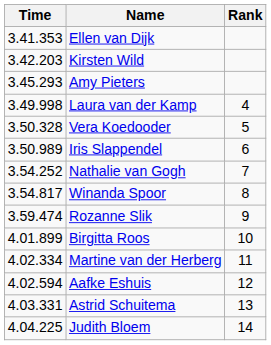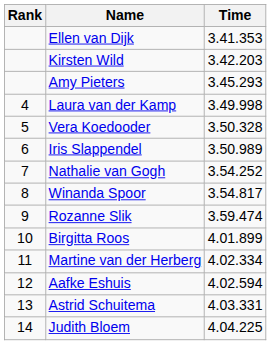columns swapped: (245, 15) <-> (35, 15)
